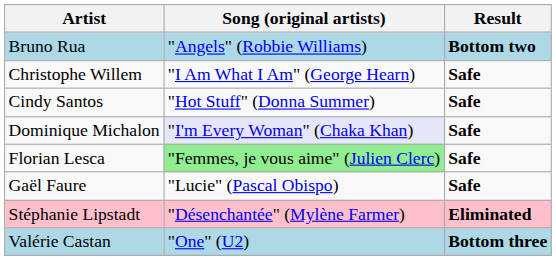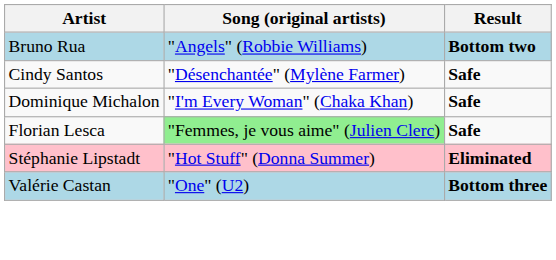- row: (75, 74)
(271, 102) "Hot Stuff" (Donna Summer) -> (286, 74) "Désenchantée" (Mylène Farmer)
(291, 130) lavender background -> (291, 102) no background
- row: (47, 185)
(286, 213) "Désenchantée" (Mylène Farmer) -> (271, 158) "Hot Stuff" (Donna Summer)
